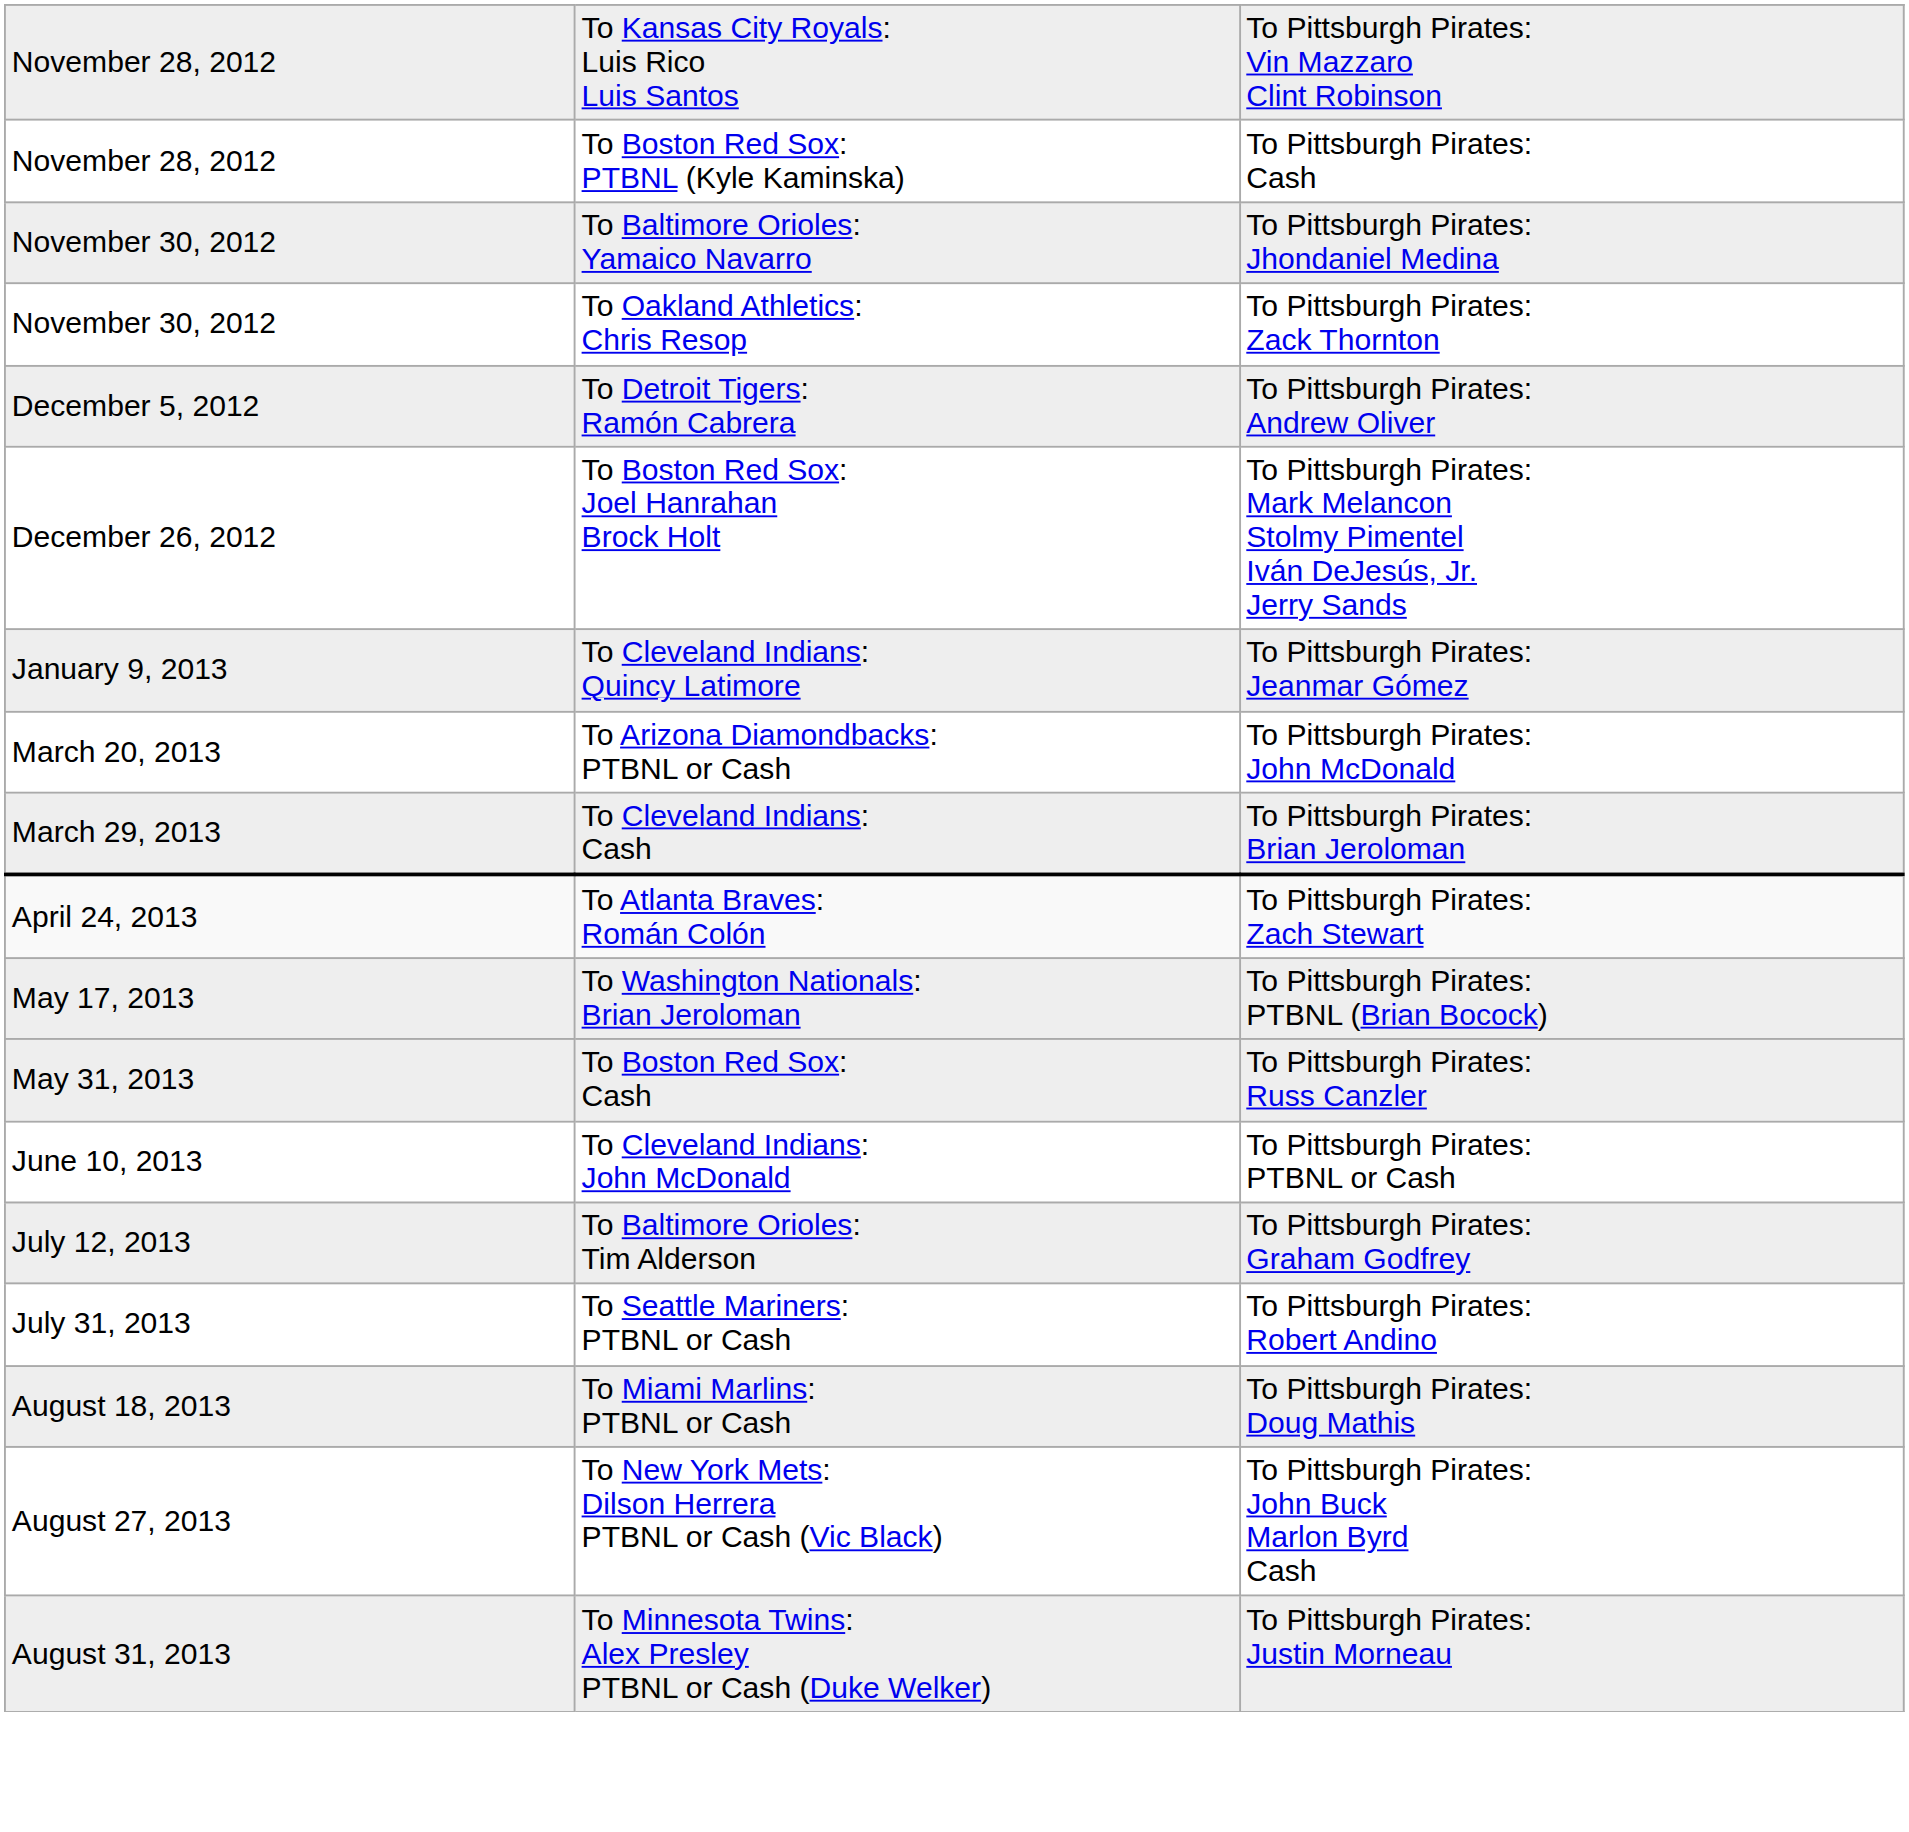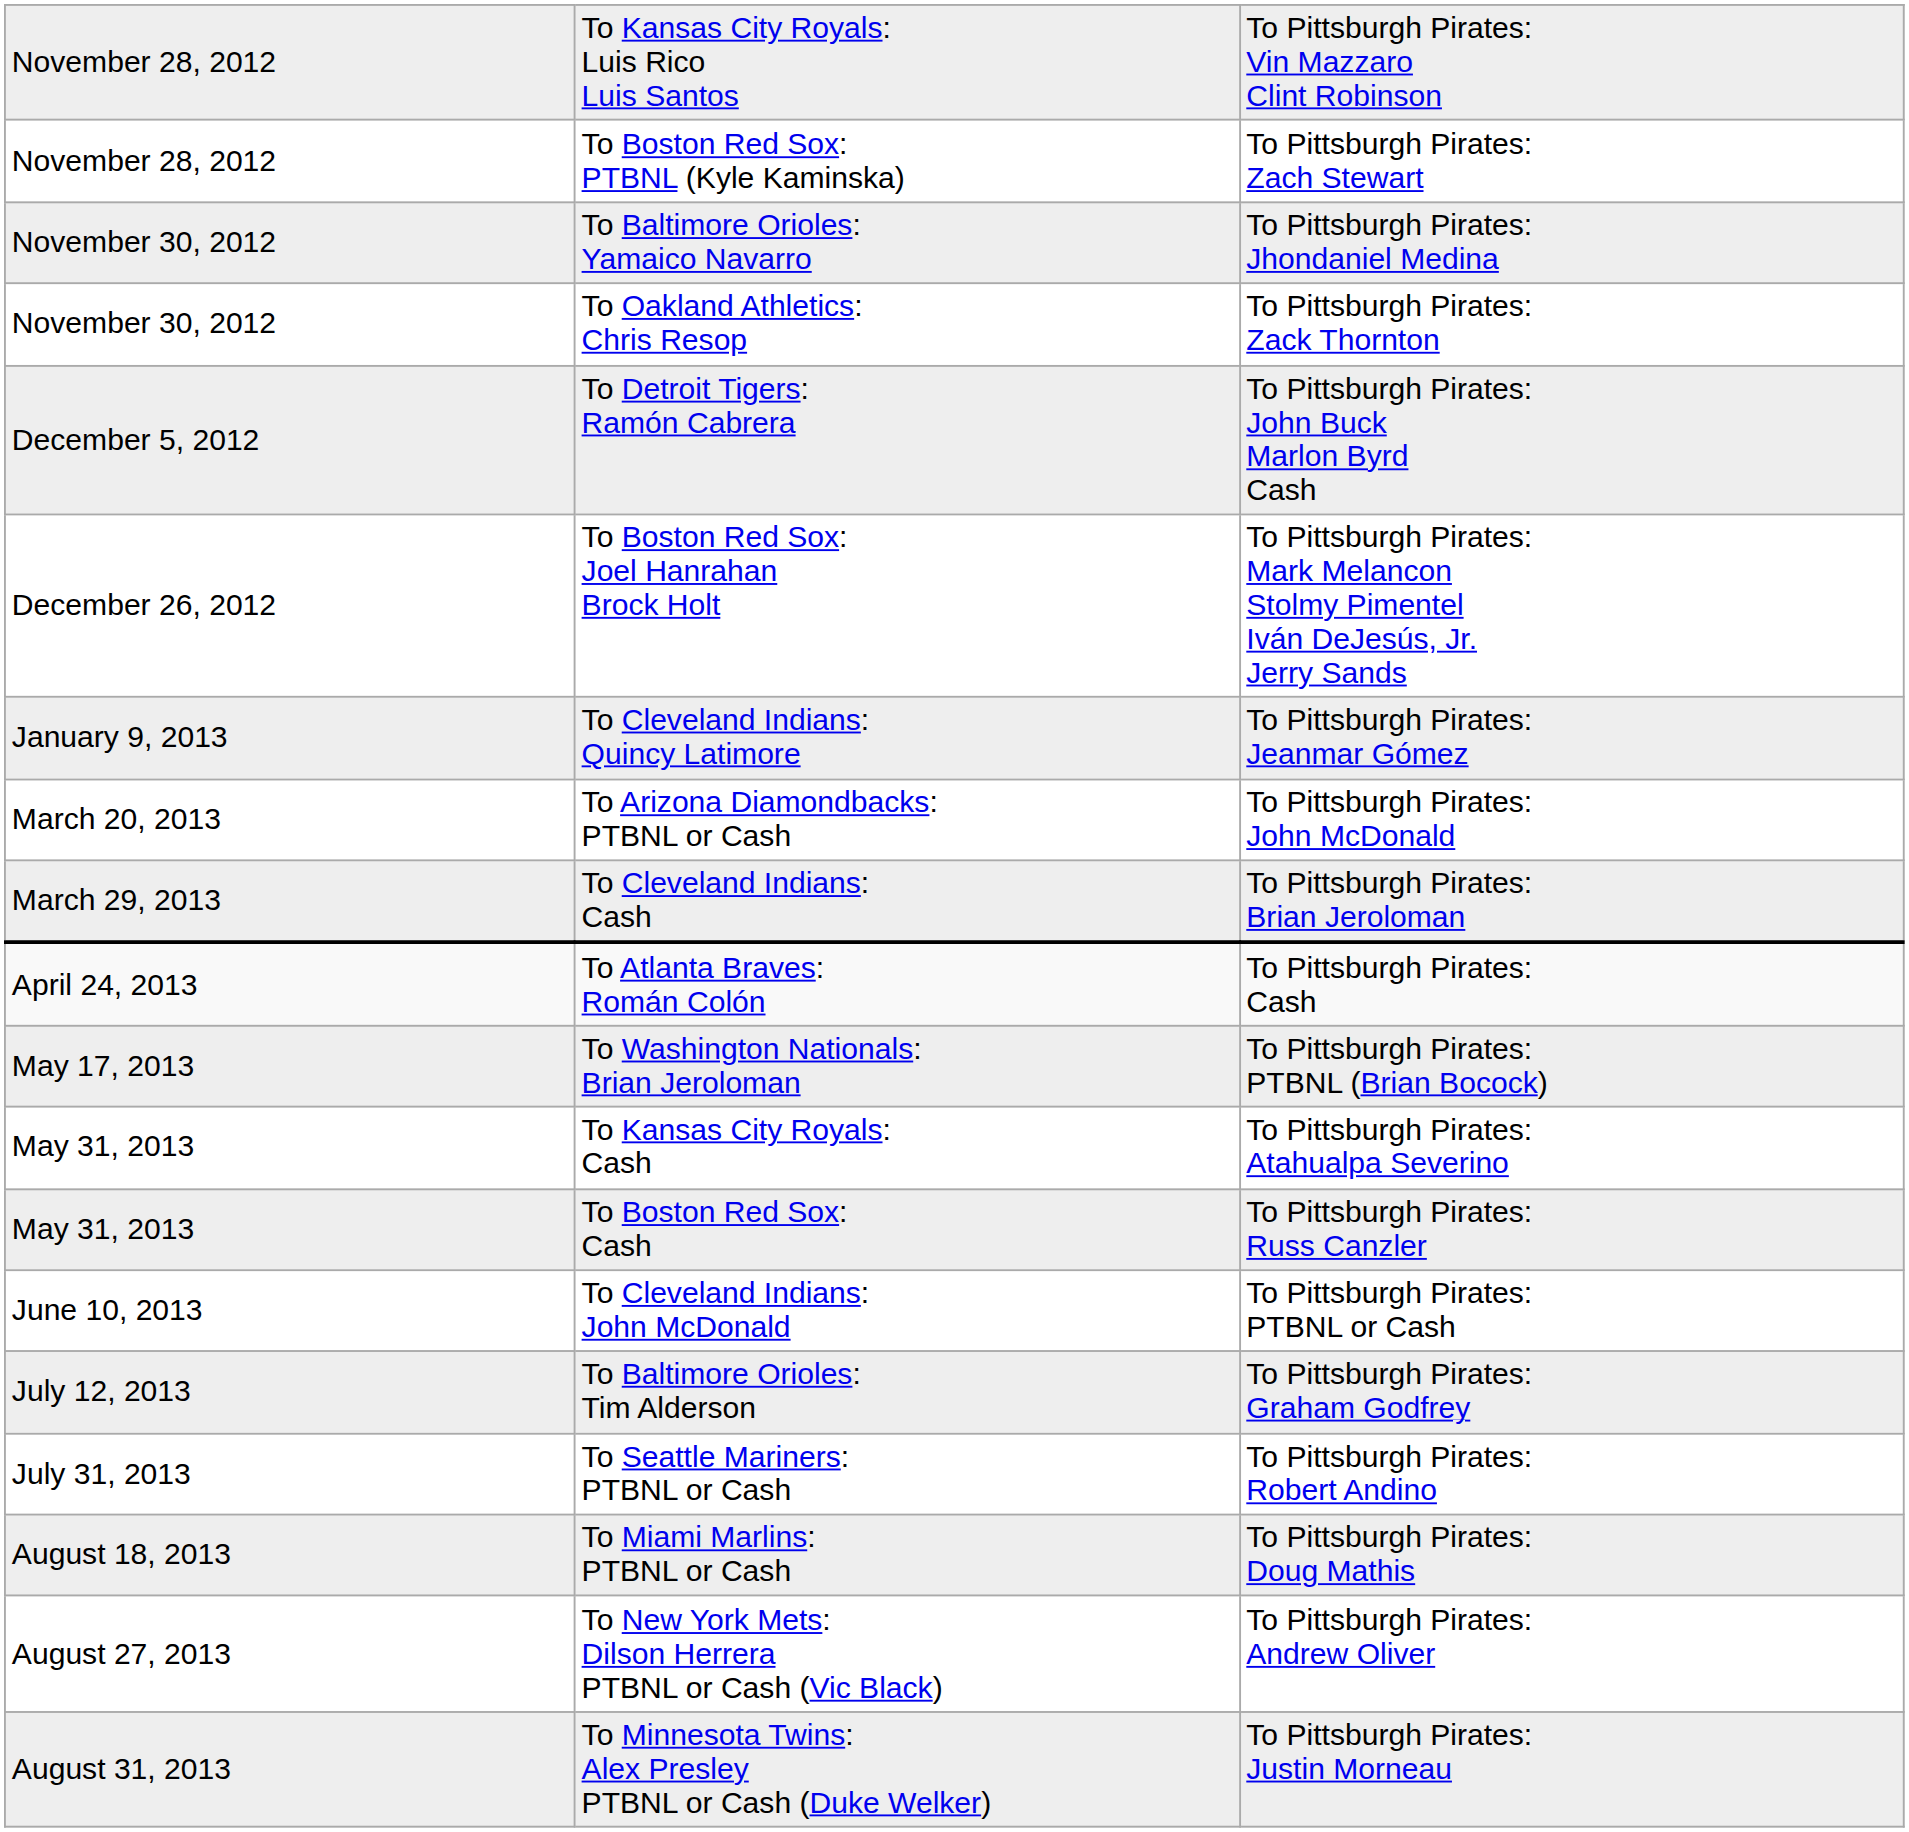(1389, 160) To Pittsburgh Pirates: Cash -> (1389, 160) To Pittsburgh Pirates: Zach Stewart
(1389, 405) To Pittsburgh Pirates: Andrew Oliver -> (1389, 439) To Pittsburgh Pirates: John Buck Marlon Byrd Cash
(1389, 916) To Pittsburgh Pirates: Zach Stewart -> (1389, 984) To Pittsburgh Pirates: Cash
+ row: (736, 1147)
(1389, 1521) To Pittsburgh Pirates: John Buck Marlon Byrd Cash -> (1389, 1636) To Pittsburgh Pirates: Andrew Oliver
